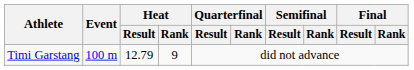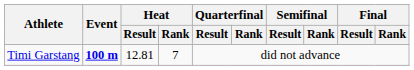(101, 55) normal -> (102, 55) bold
(139, 55) 12.79 -> (140, 55) 12.81
(175, 55) 9 -> (175, 55) 7
